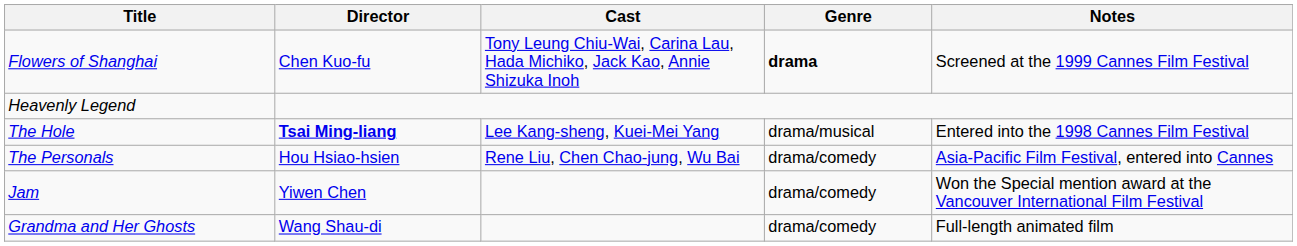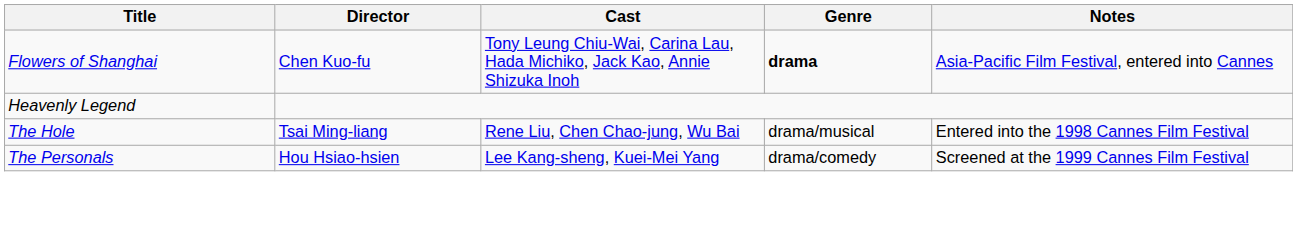(1092, 61) Screened at the 1999 Cannes Film Festival -> (1105, 61) Asia-Pacific Film Festival, entered into Cannes
(338, 131) bold -> (333, 131) normal
(602, 131) Lee Kang-sheng, Kuei-Mei Yang -> (612, 131) Rene Liu, Chen Chao-jung, Wu Bai
(612, 157) Rene Liu, Chen Chao-jung, Wu Bai -> (602, 157) Lee Kang-sheng, Kuei-Mei Yang
(1105, 157) Asia-Pacific Film Festival, entered into Cannes -> (1092, 157) Screened at the 1999 Cannes Film Festival
- row: (24, 192)
- row: (102, 227)
